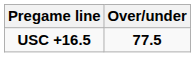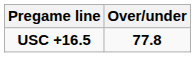(147, 39) 77.5 -> (147, 39) 77.8
